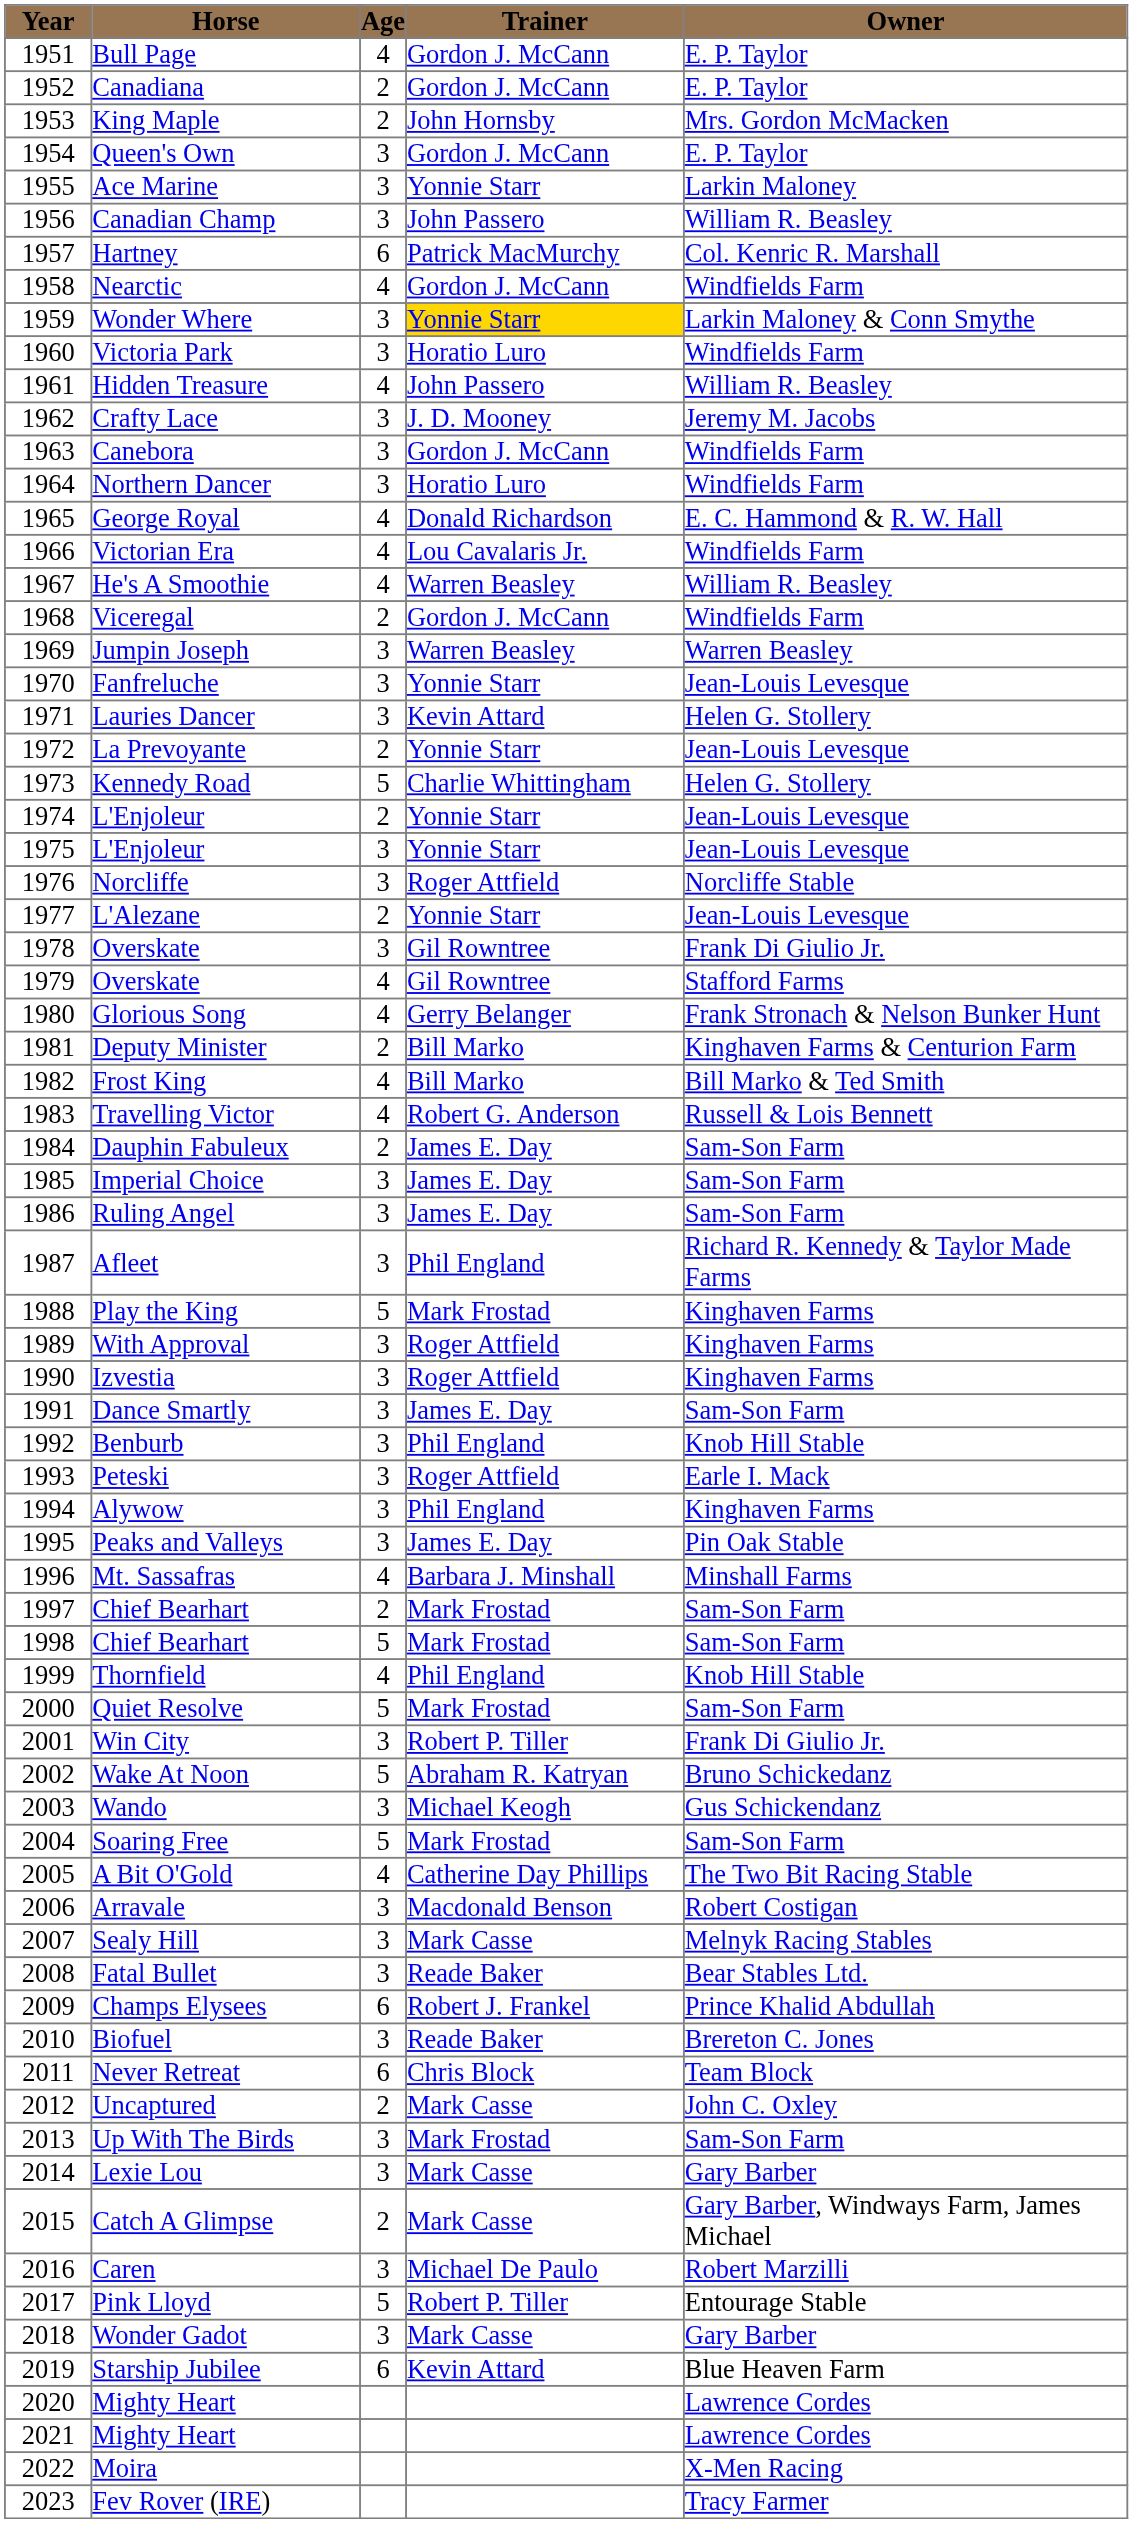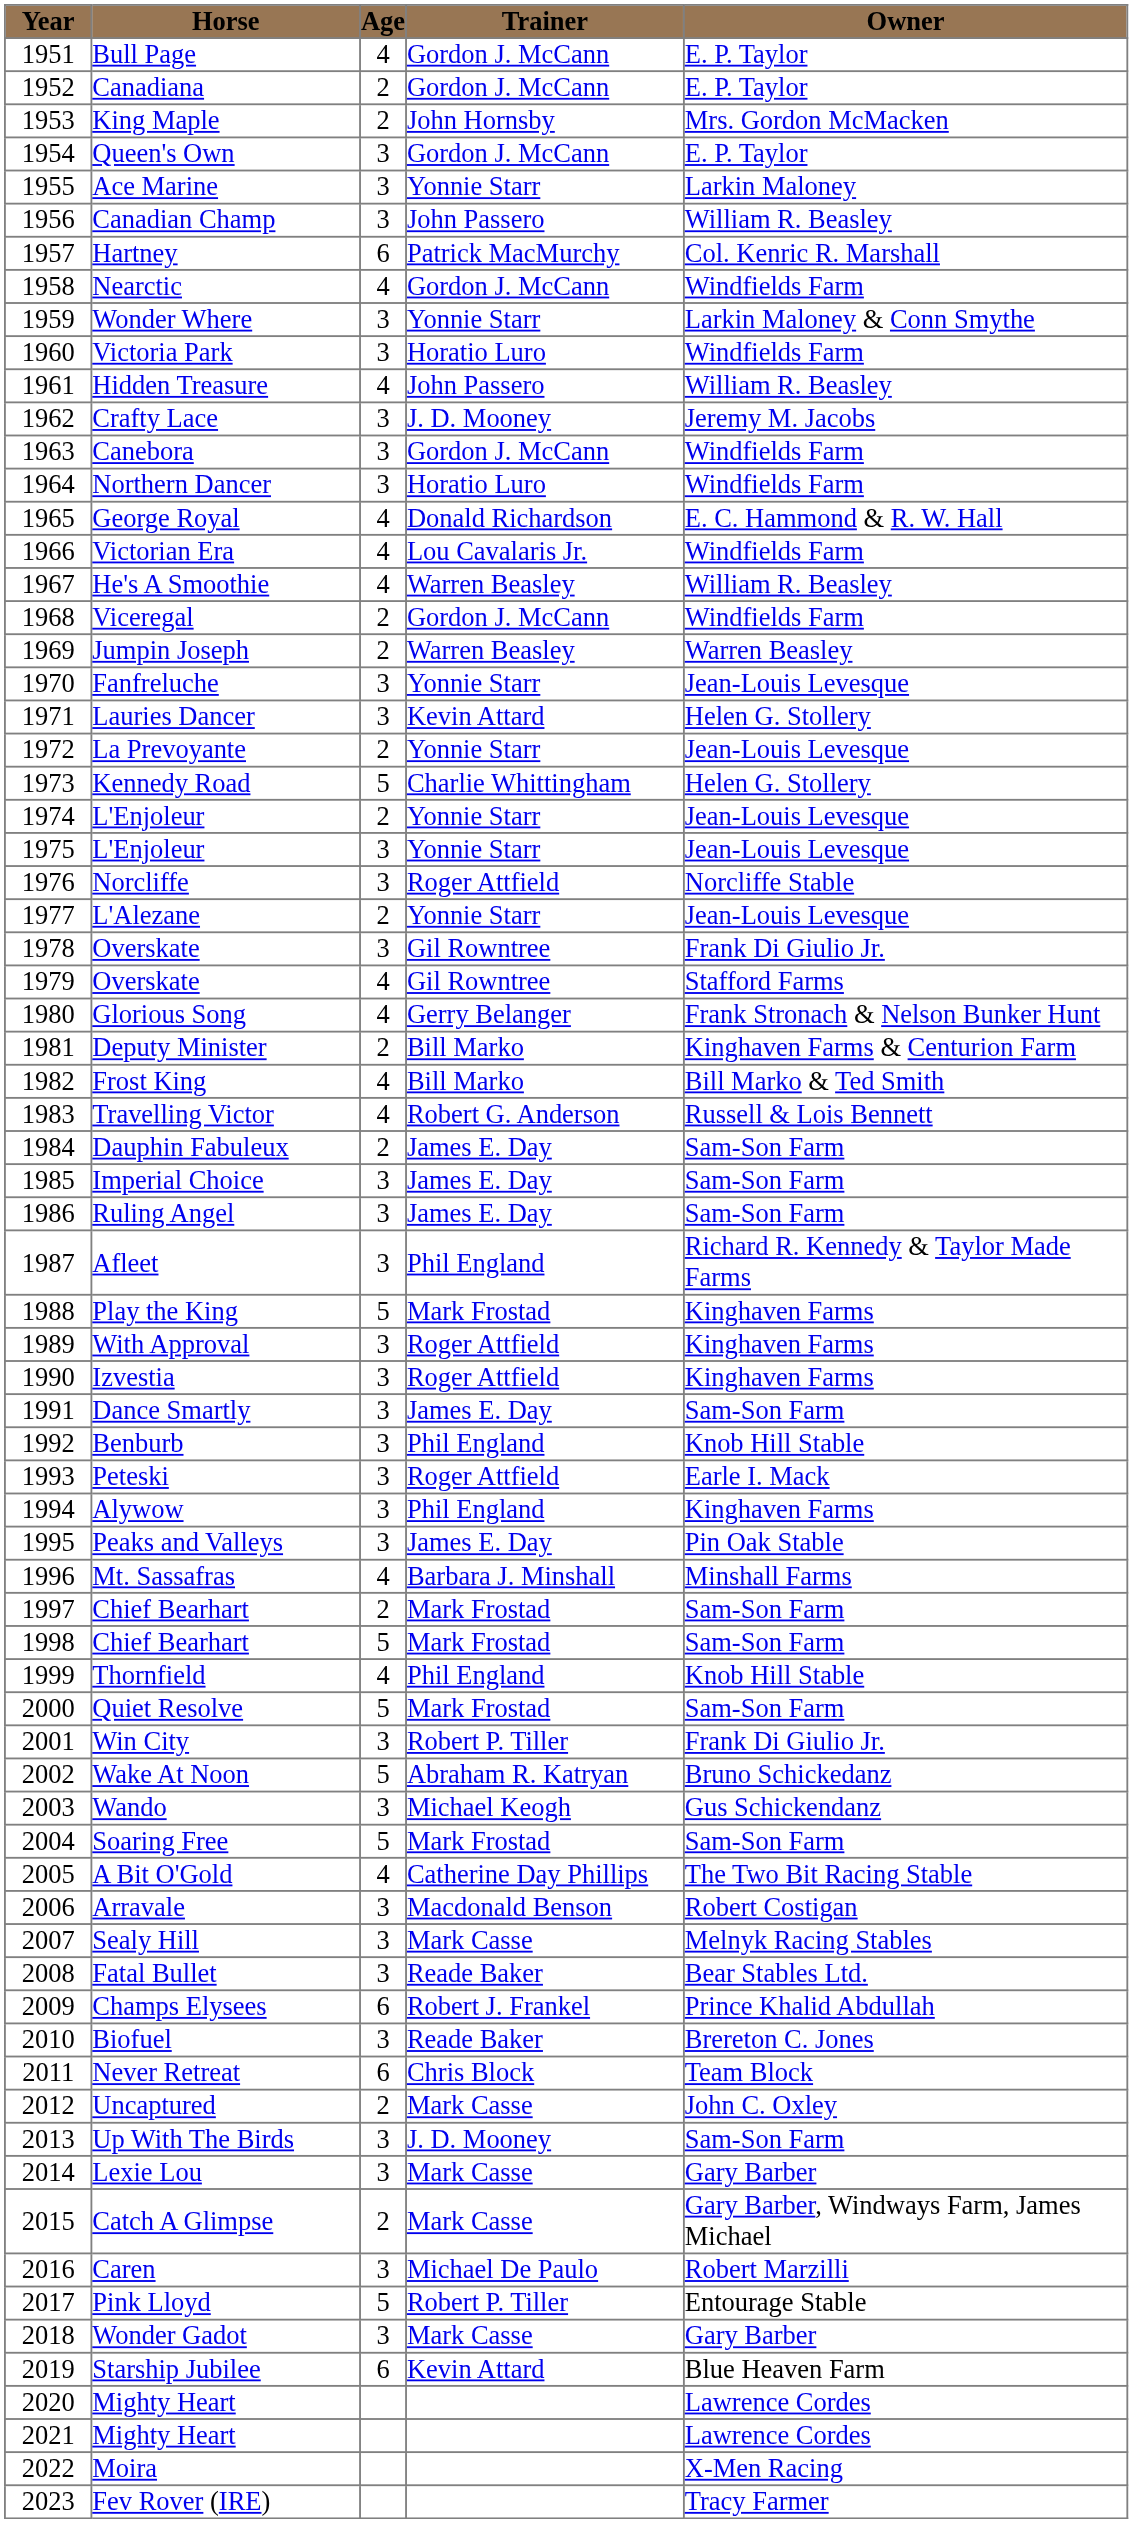(474, 319) gold background -> (474, 319) no background
(383, 650) 3 -> (383, 650) 2
(479, 2138) Mark Frostad -> (479, 2138) J. D. Mooney
